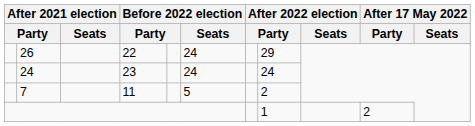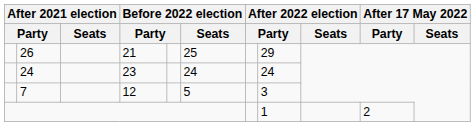(129, 53) 22 -> (129, 53) 21
(190, 53) 24 -> (190, 53) 25
(129, 92) 11 -> (129, 92) 12
(264, 92) 2 -> (264, 92) 3
